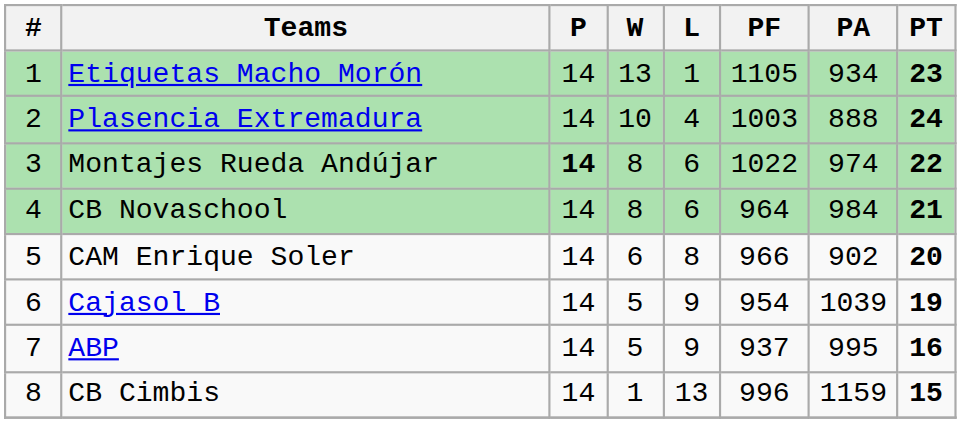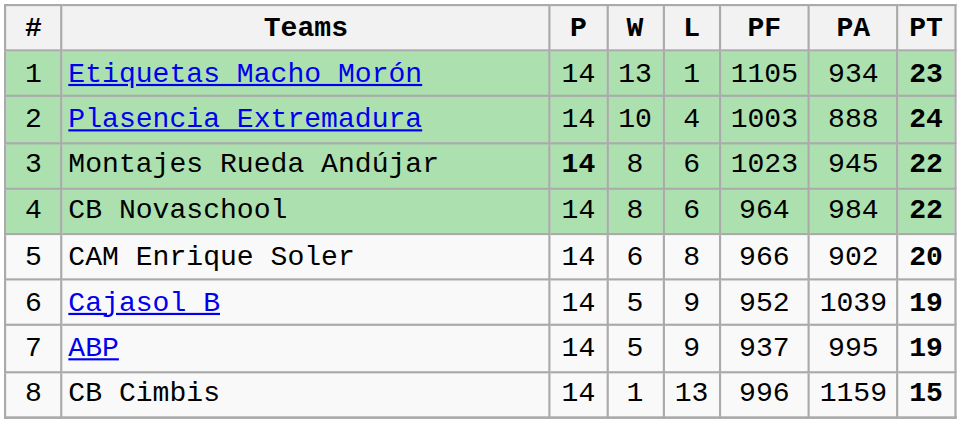(764, 165) 1022 -> (764, 165) 1023
(853, 165) 974 -> (853, 165) 945
(926, 211) 21 -> (926, 211) 22
(764, 303) 954 -> (764, 303) 952
(926, 348) 16 -> (926, 348) 19
